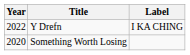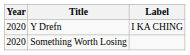(16, 27) 2022 -> (16, 27) 2020
